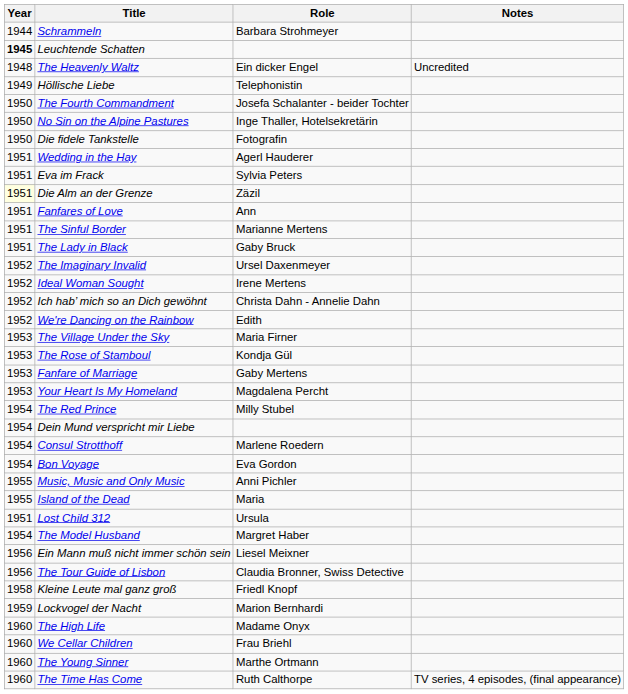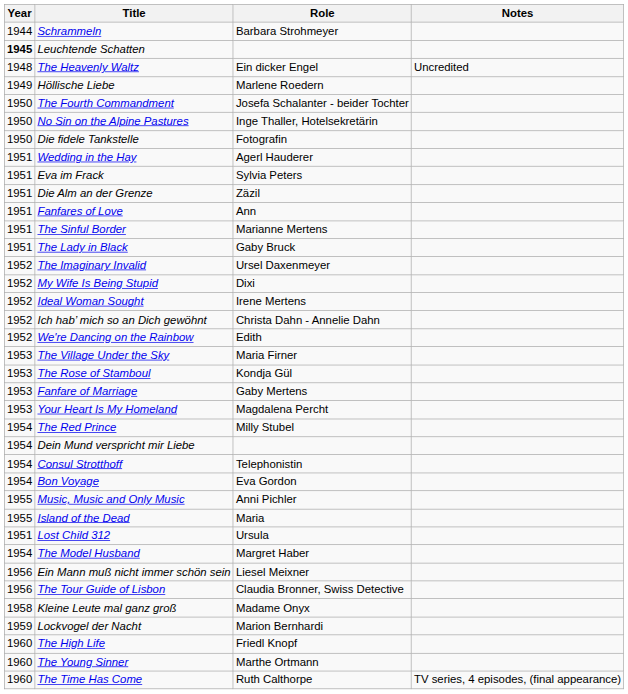(269, 85) Telephonistin -> (280, 85) Marlene Roedern
(20, 193) lightyellow background -> (20, 193) no background
+ row: (98, 283)
(280, 445) Marlene Roedern -> (269, 463) Telephonistin
(267, 590) Friedl Knopf -> (273, 608) Madame Onyx
(273, 626) Madame Onyx -> (267, 644) Friedl Knopf
- row: (85, 644)
